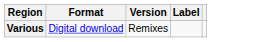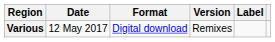+ column: (78, 12)
